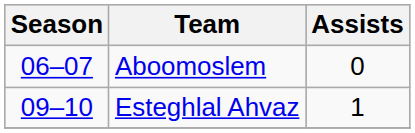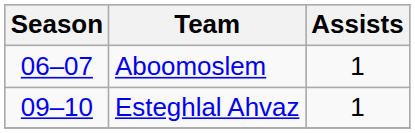(357, 66) 0 -> (357, 66) 1
